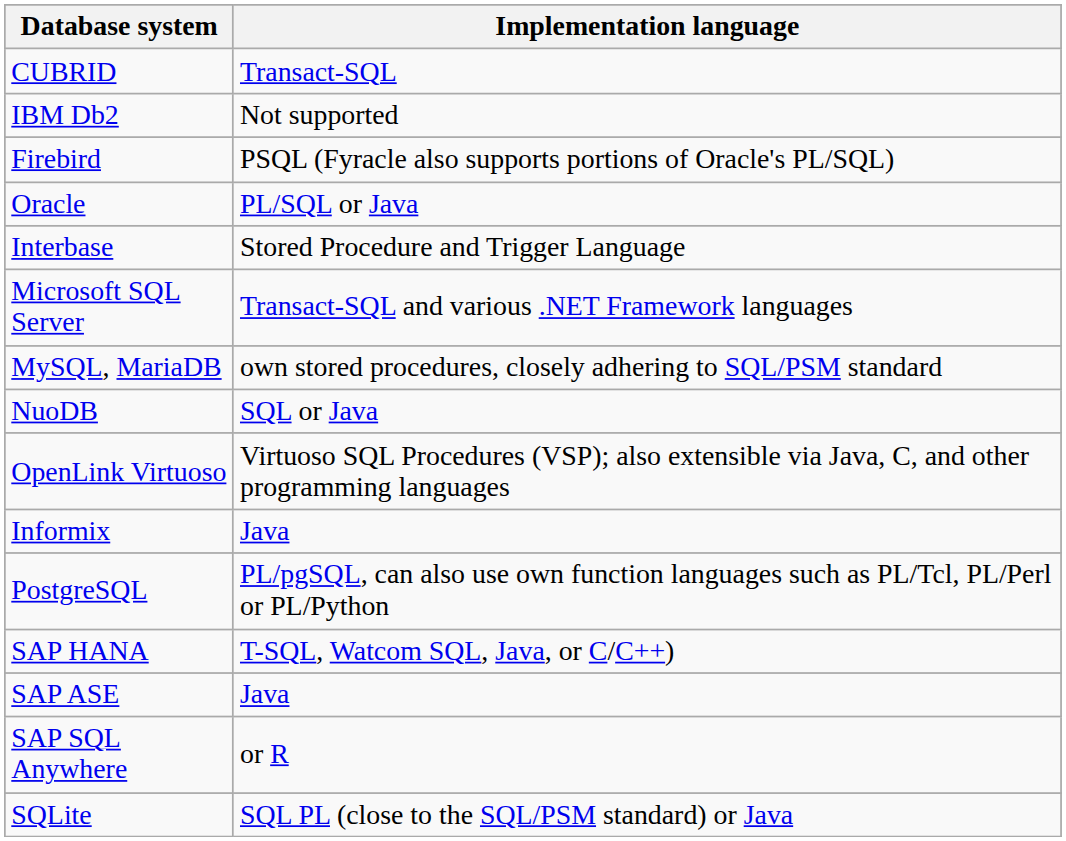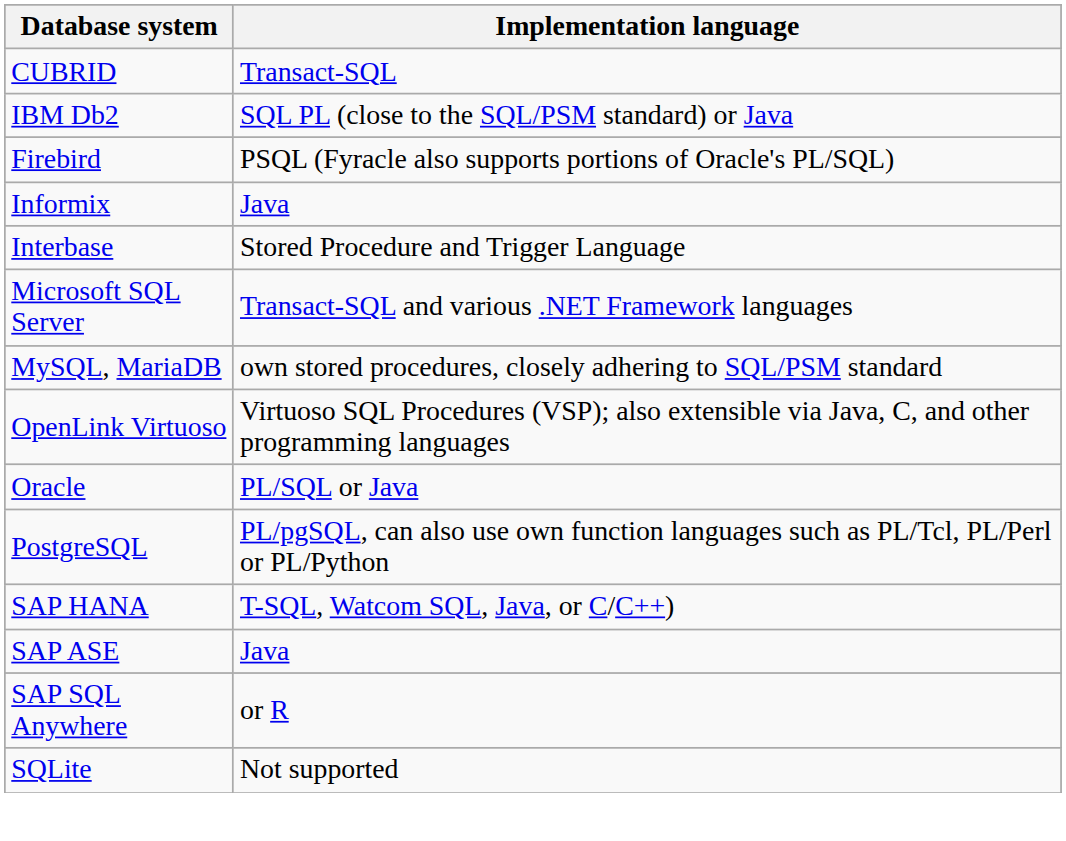(319, 114) Not supported -> (517, 114) SQL PL (close to the SQL/PSM standard) or Java
rows swapped: (61, 530) <-> (48, 203)
- row: (55, 411)
(517, 814) SQL PL (close to the SQL/PSM standard) or Java -> (319, 769) Not supported
